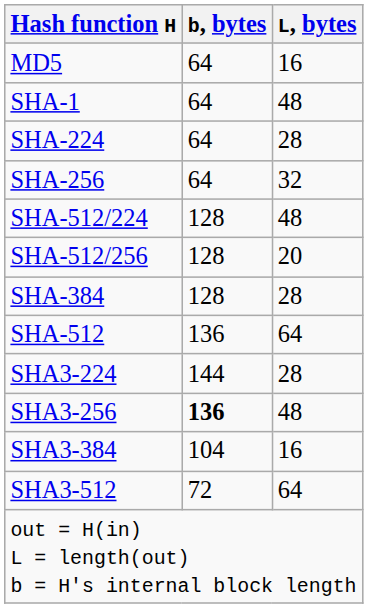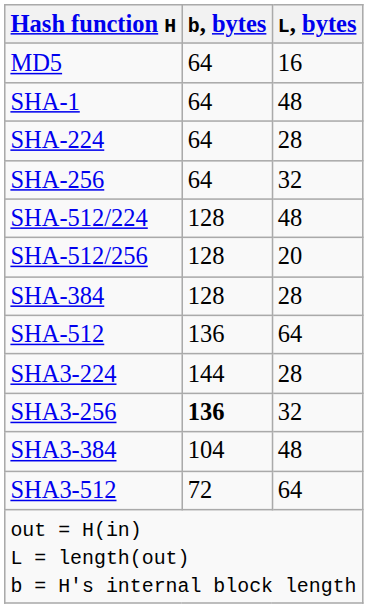(290, 412) 48 -> (290, 412) 32
(290, 450) 16 -> (290, 450) 48
